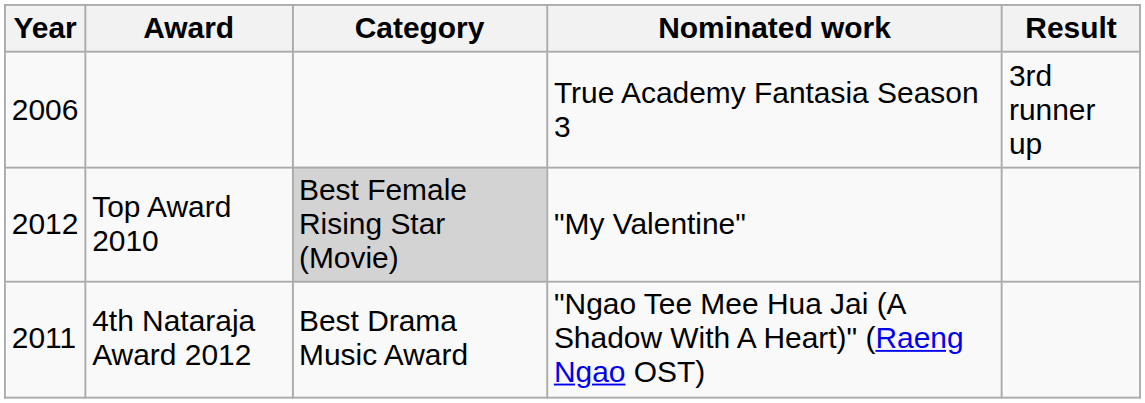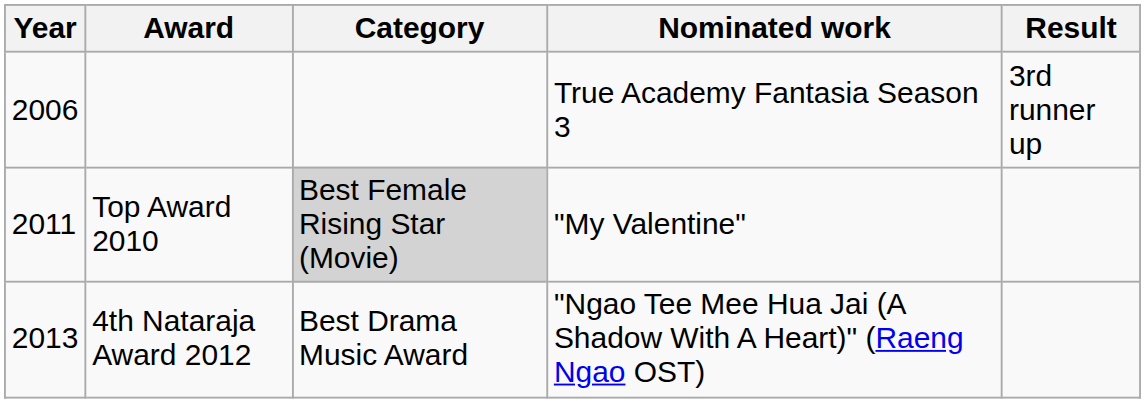(45, 224) 2012 -> (44, 224) 2011
(44, 338) 2011 -> (45, 338) 2013
